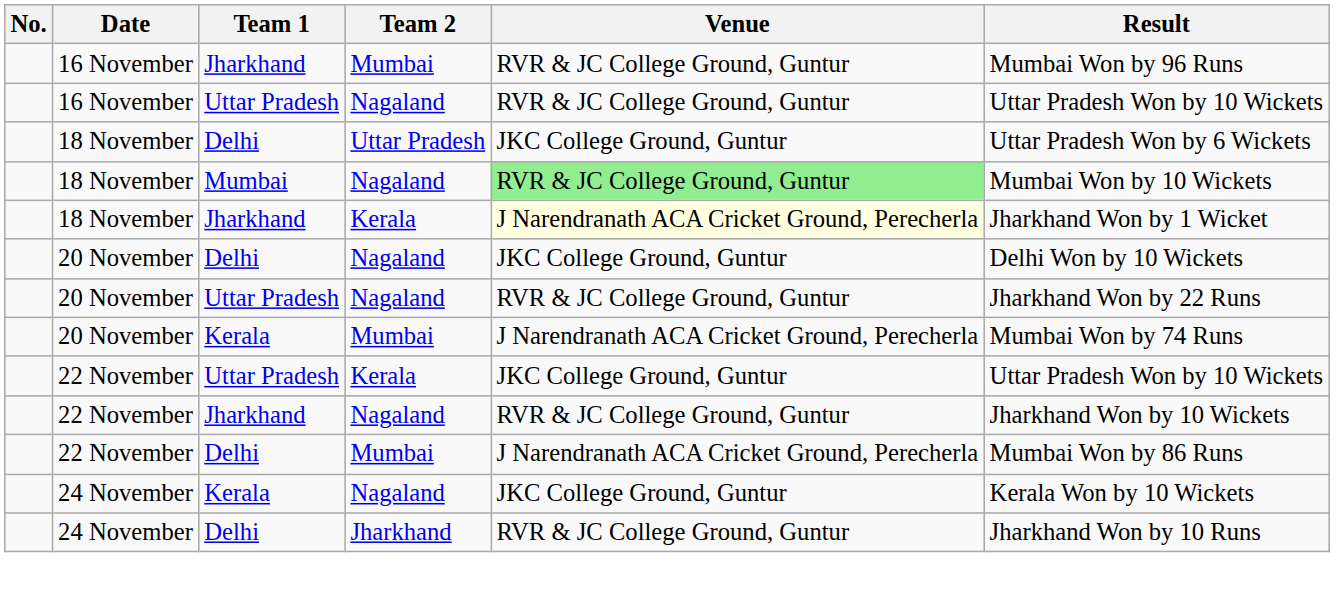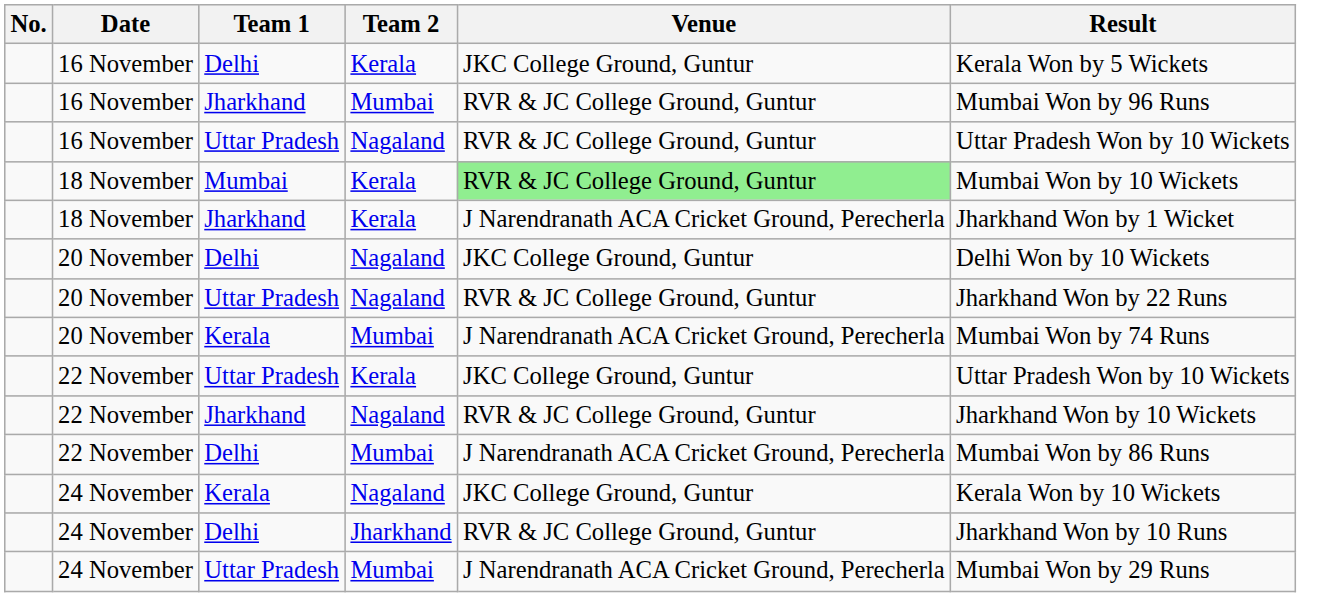+ row: (125, 63)
- row: (125, 141)
(398, 180) Nagaland -> (383, 180) Kerala
(737, 219) lightyellow background -> (704, 219) no background
+ row: (125, 571)
